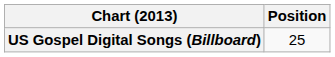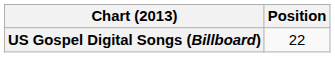(297, 39) 25 -> (297, 39) 22
